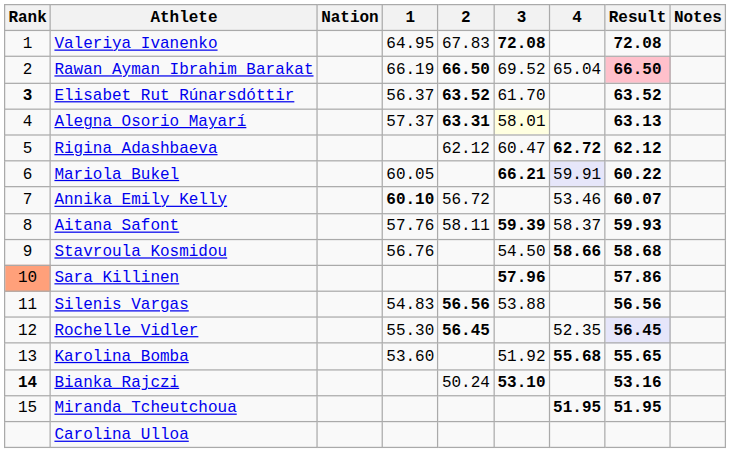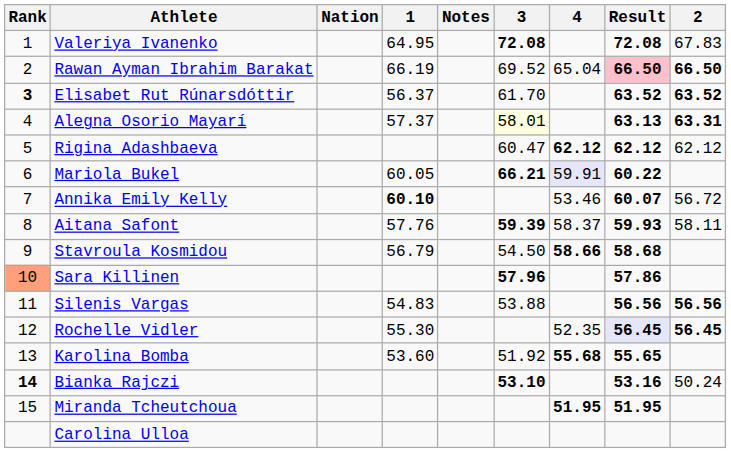columns swapped: (466, 18) <-> (698, 18)
(577, 148) 62.72 -> (577, 148) 62.12
(410, 252) 56.76 -> (410, 252) 56.79
